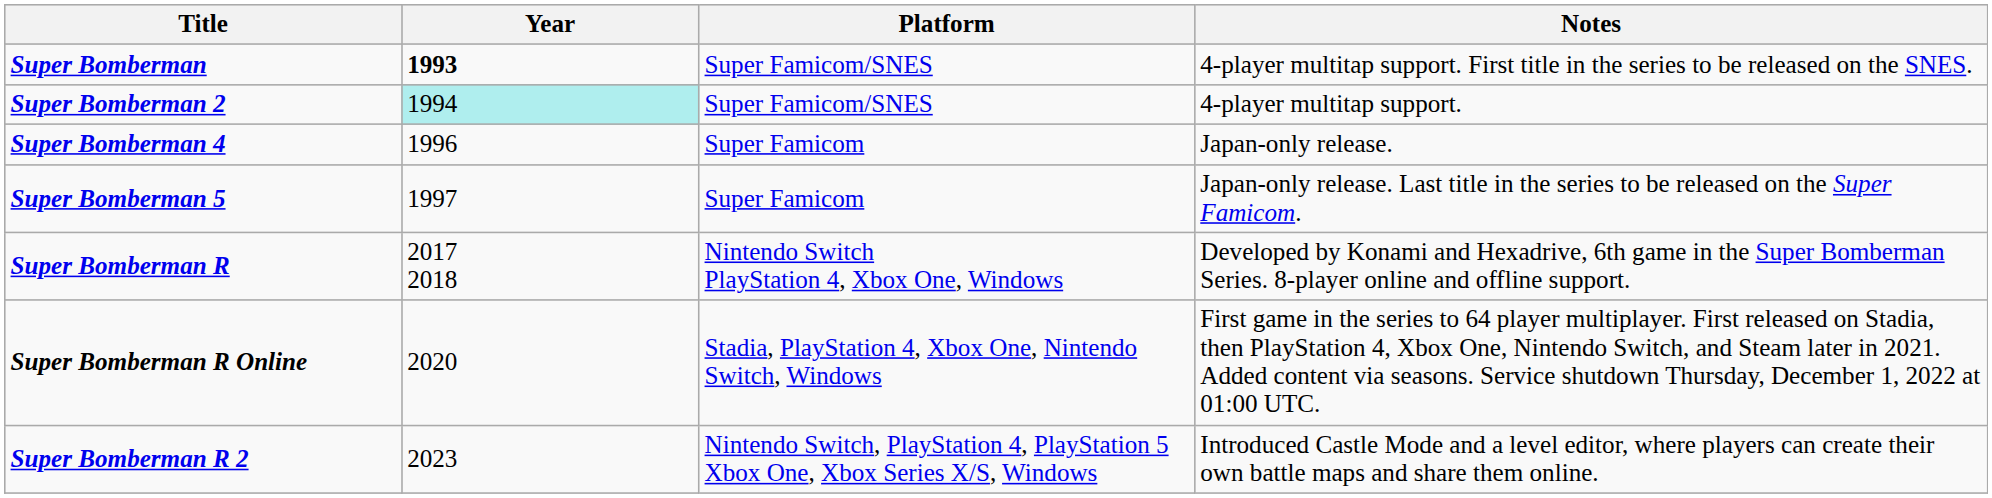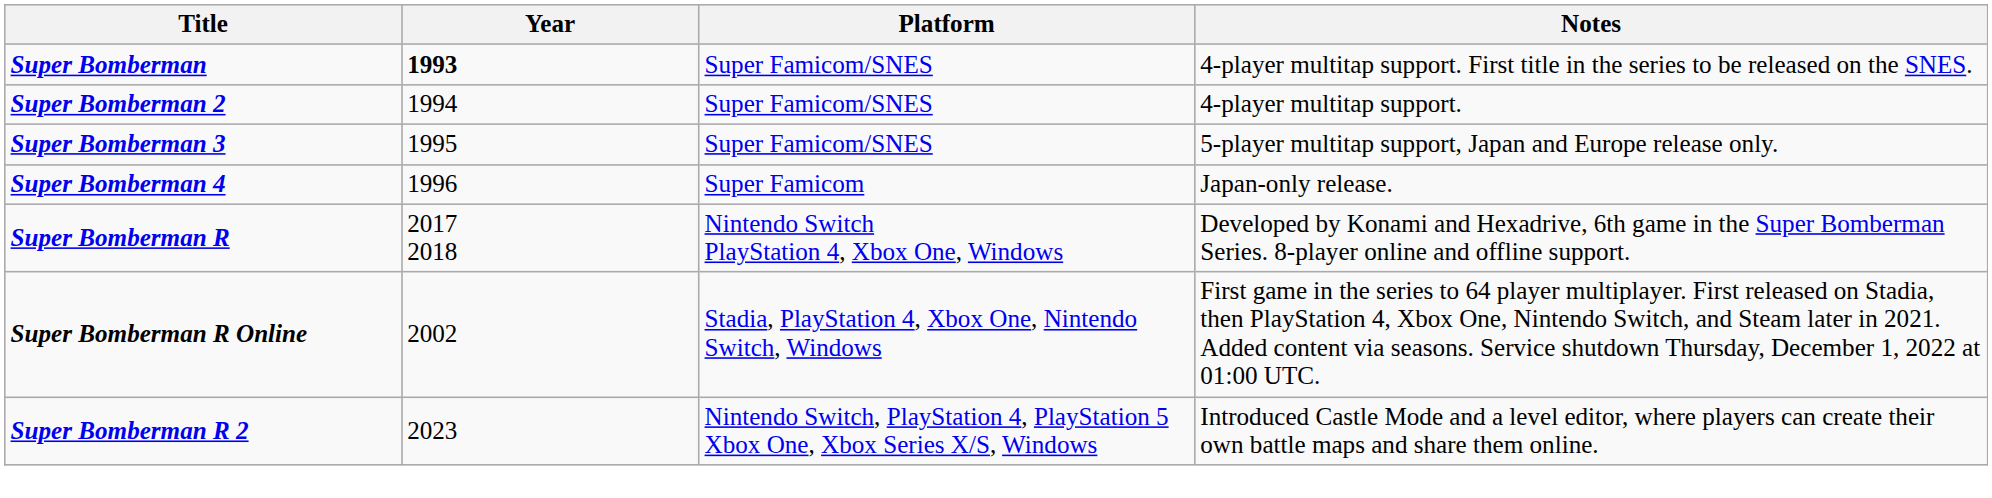(432, 104) paleturquoise background -> (432, 104) no background
+ row: (118, 143)
- row: (118, 197)
(432, 362) 2020 -> (432, 334) 2002
